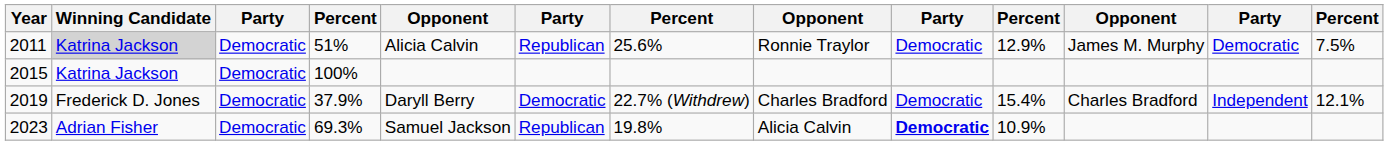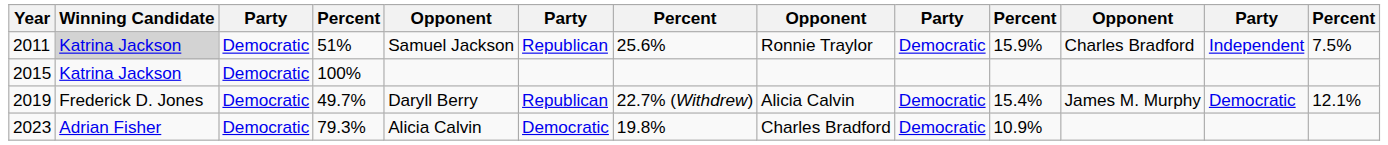(432, 45) Alicia Calvin -> (451, 45) Samuel Jackson
(1021, 45) 12.9% -> (1018, 45) 15.9%
(1136, 45) James M. Murphy -> (1129, 45) Charles Bradford
(1256, 45) Democratic -> (1257, 45) Independent
(338, 100) 37.9% -> (342, 100) 49.7%
(562, 100) Democratic -> (565, 100) Republican
(823, 100) Charles Bradford -> (808, 100) Alicia Calvin
(1133, 100) Charles Bradford -> (1133, 100) James M. Murphy
(1260, 100) Independent -> (1252, 100) Democratic
(338, 127) 69.3% -> (342, 127) 79.3%
(448, 127) Samuel Jackson -> (435, 127) Alicia Calvin
(562, 127) Republican -> (565, 127) Democratic
(804, 127) Alicia Calvin -> (826, 127) Charles Bradford
(942, 127) bold -> (942, 127) normal
